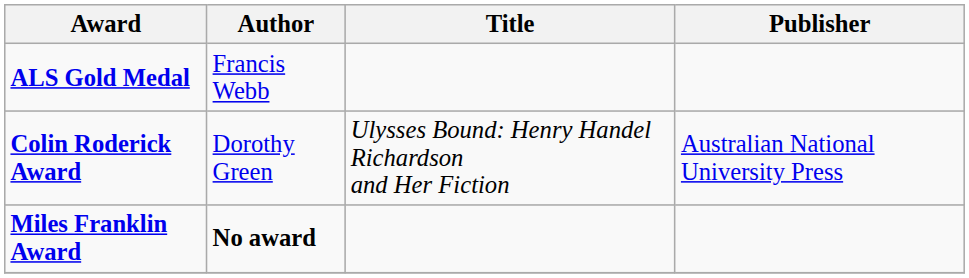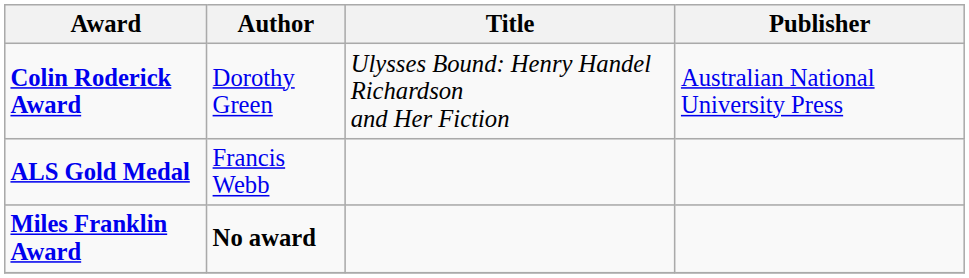rows swapped: (100, 76) <-> (91, 157)
